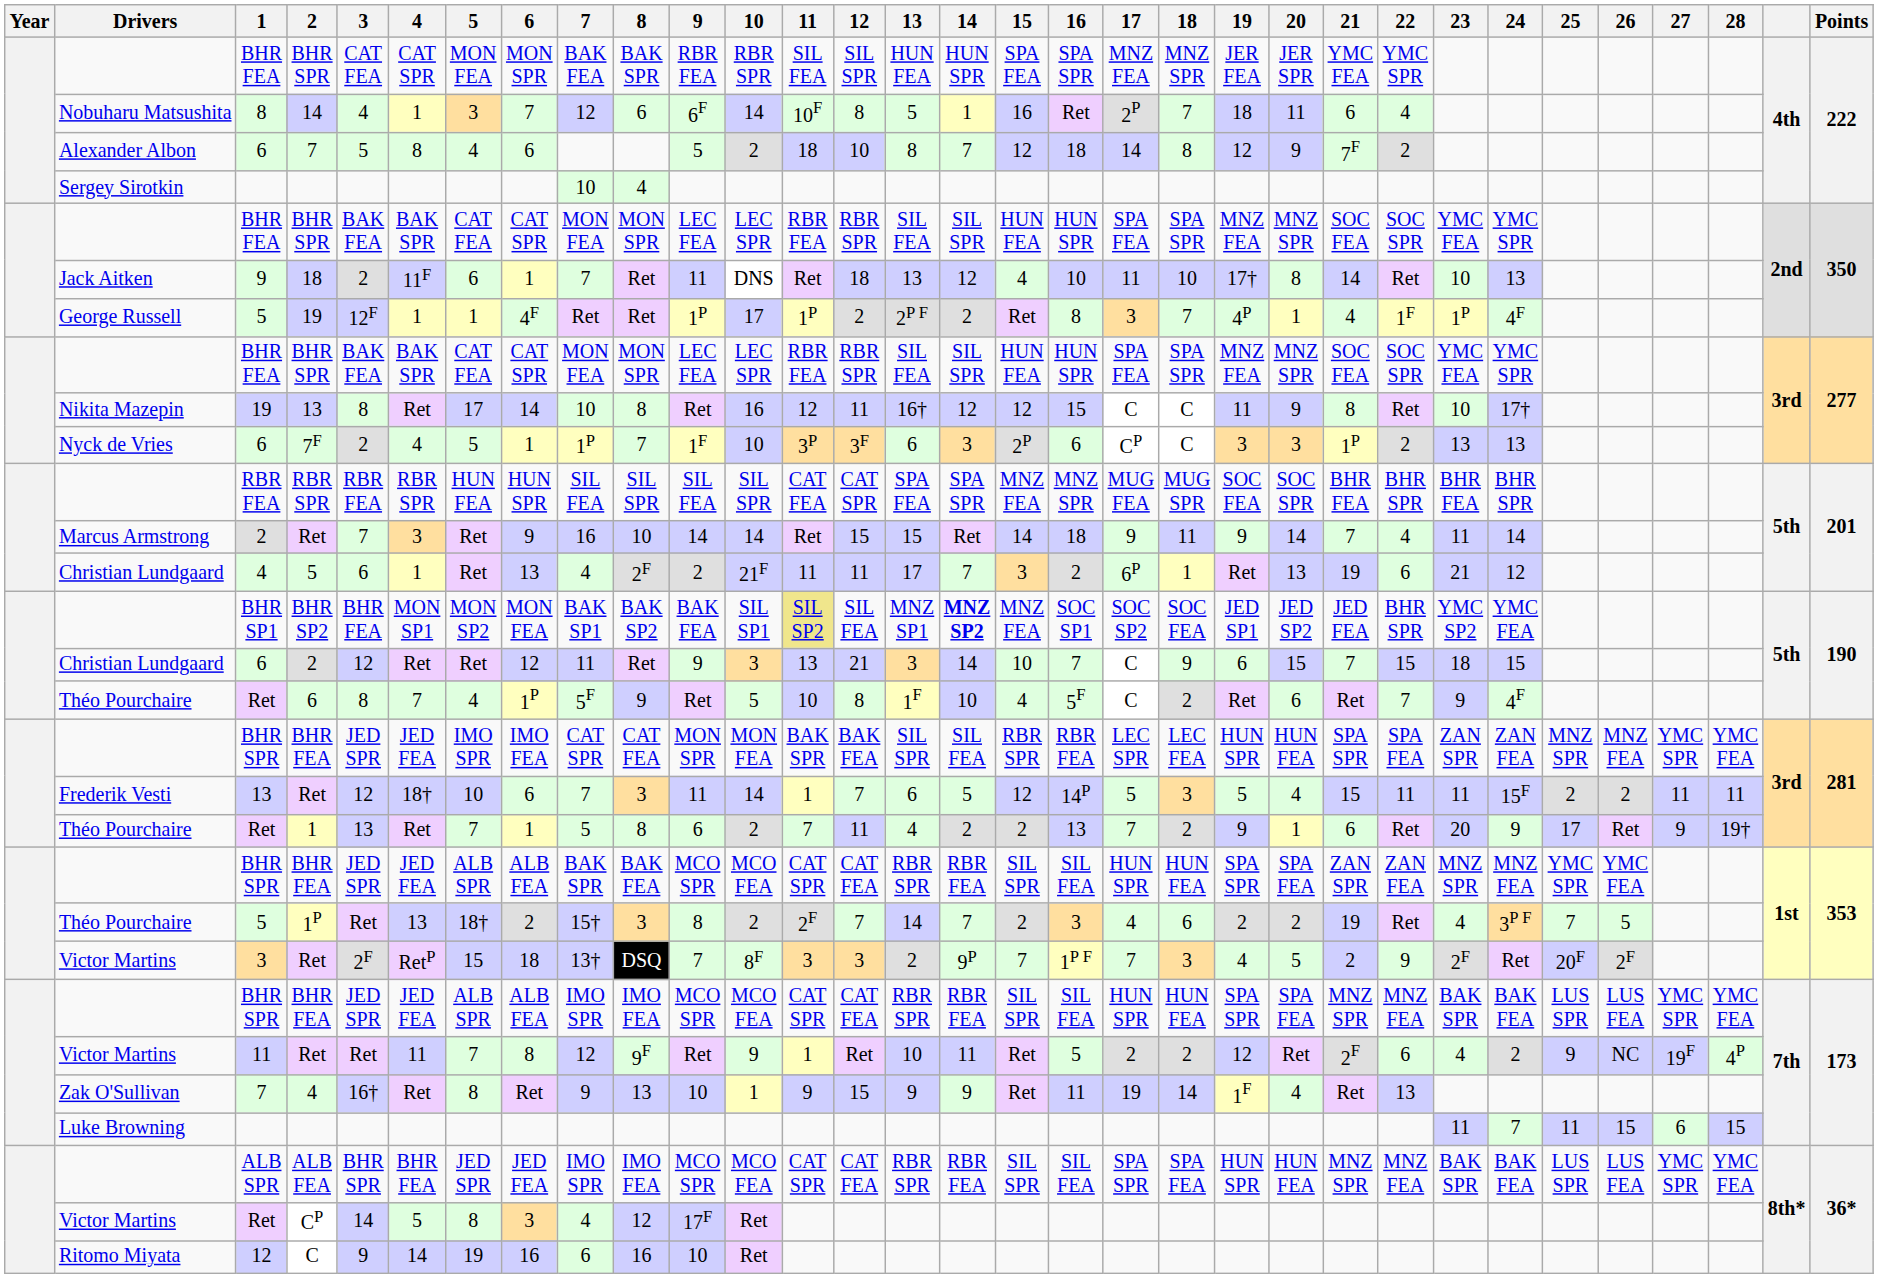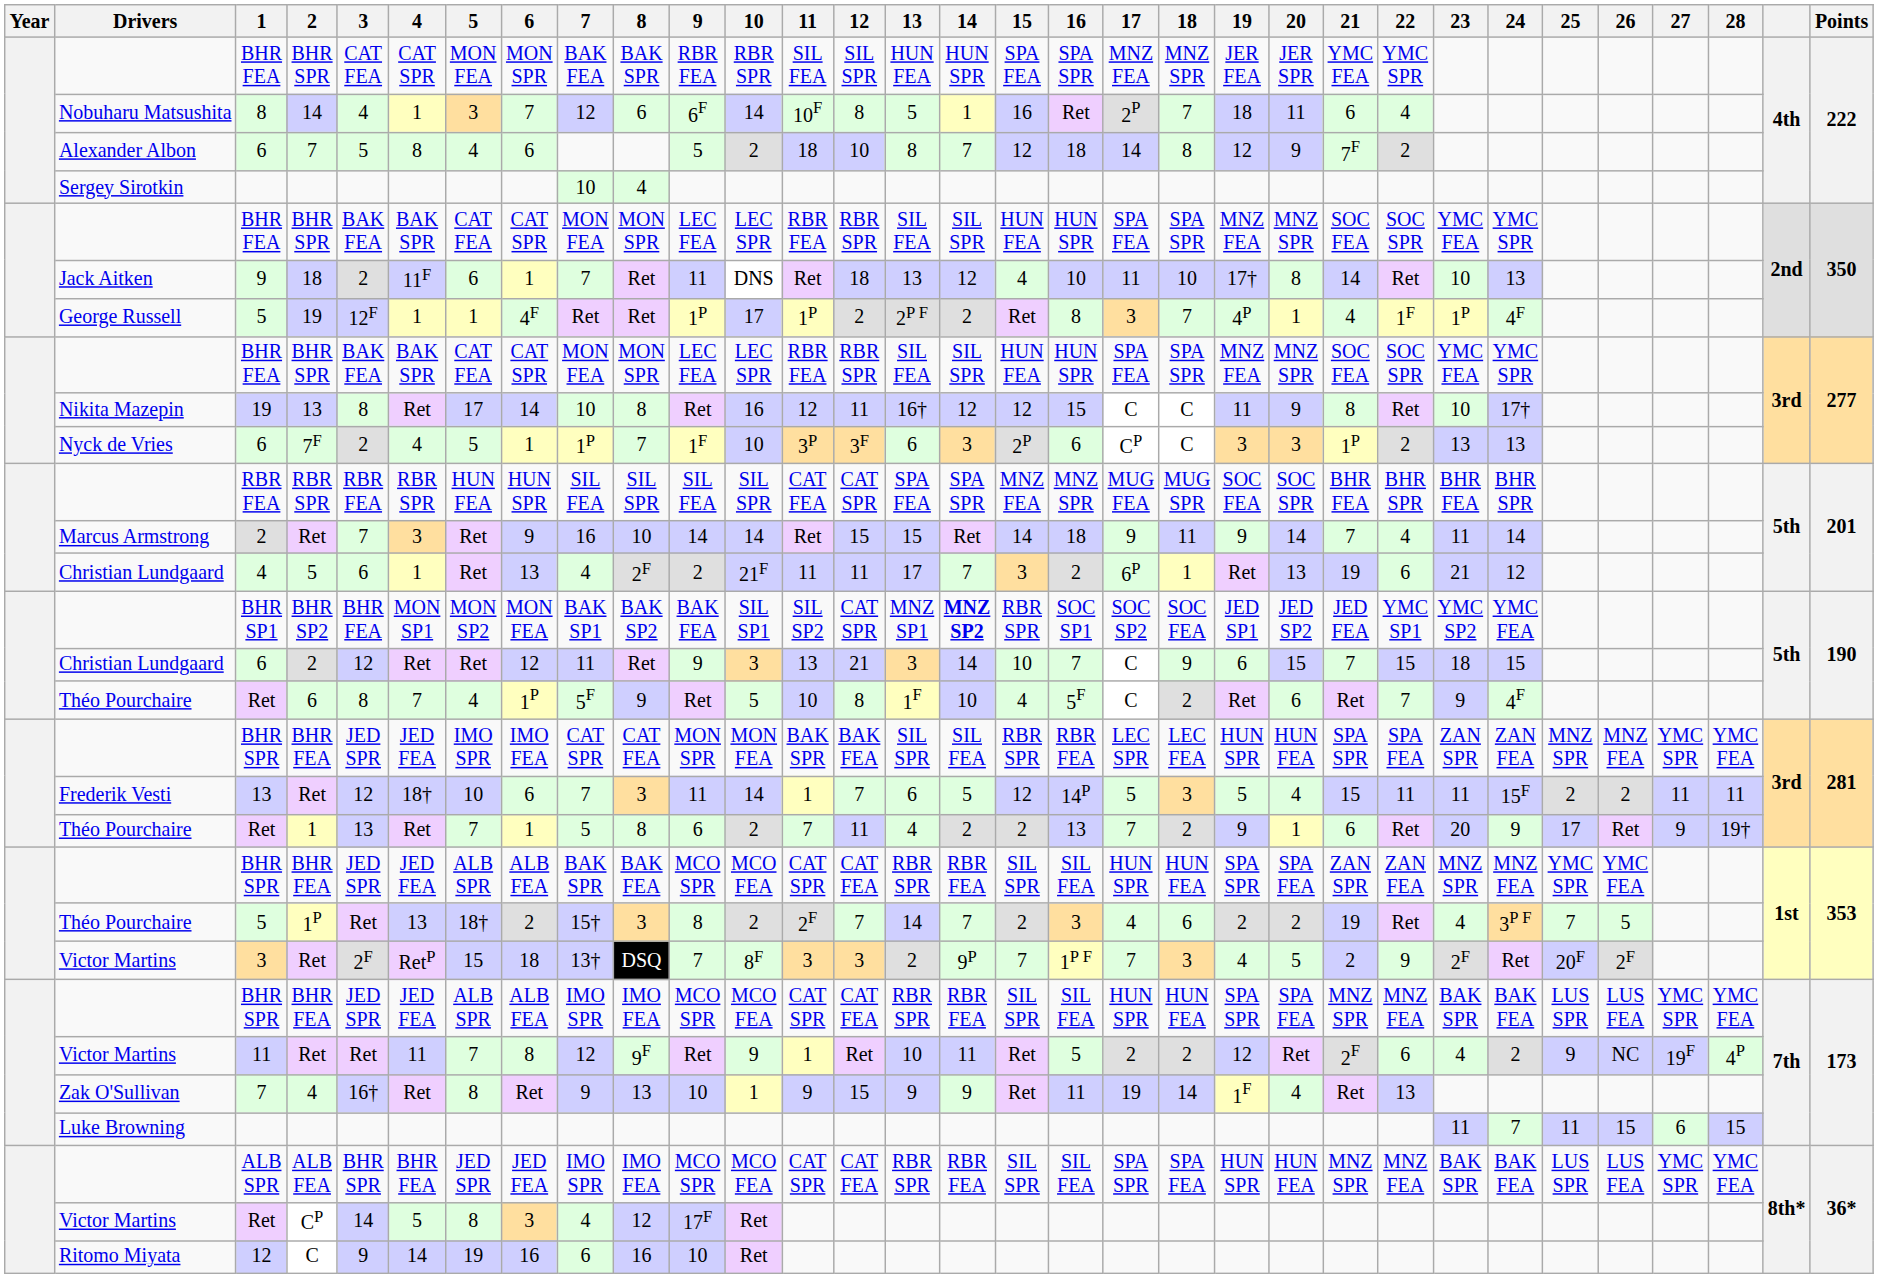(808, 619) khaki background -> (808, 619) no background
(859, 619) SIL FEA -> (859, 619) CAT SPR
(1022, 619) MNZ FEA -> (1022, 619) RBR SPR
(1405, 619) BHR SPR -> (1405, 619) YMC SP1
